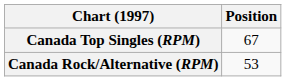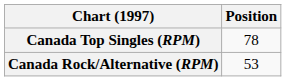(251, 40) 67 -> (251, 40) 78
